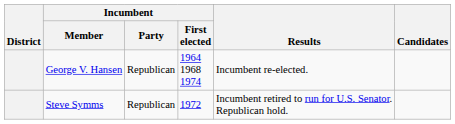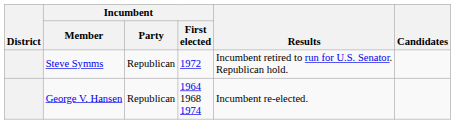rows swapped: (75, 104) <-> (84, 70)
